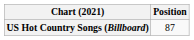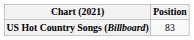(170, 27) 87 -> (170, 27) 83
